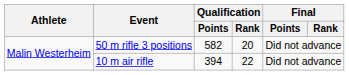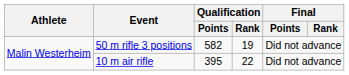(247, 45) 20 -> (247, 45) 19
(213, 62) 394 -> (213, 62) 395
